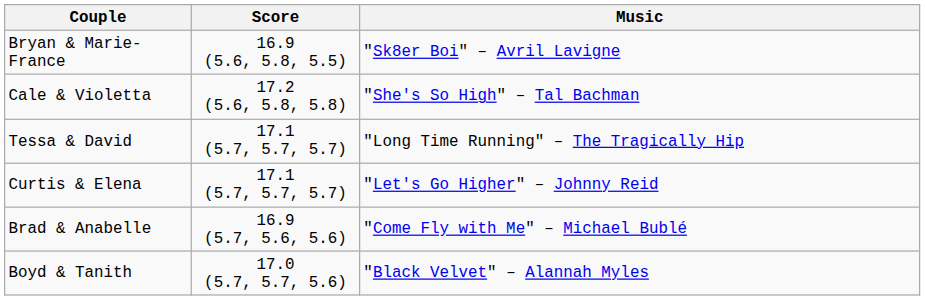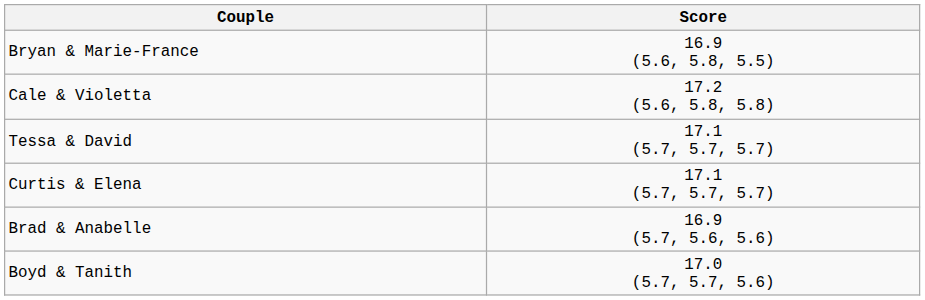- column: (640, 18)
